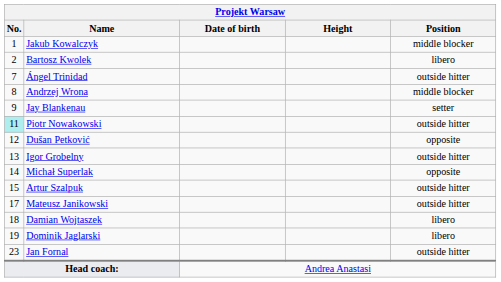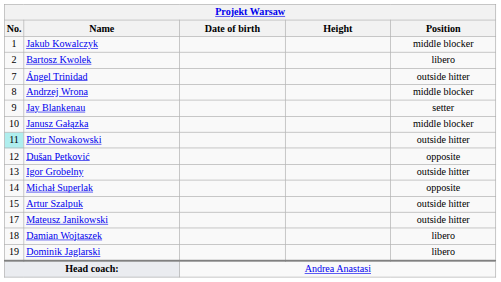+ row: (57, 124)
- row: (47, 252)
